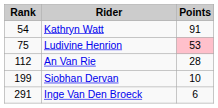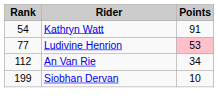(23, 45) 75 -> (23, 45) 77
(195, 62) 28 -> (195, 62) 34
- row: (93, 95)
